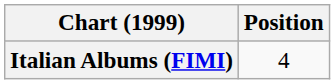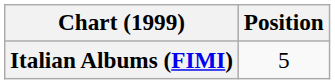(284, 59) 4 -> (284, 59) 5
